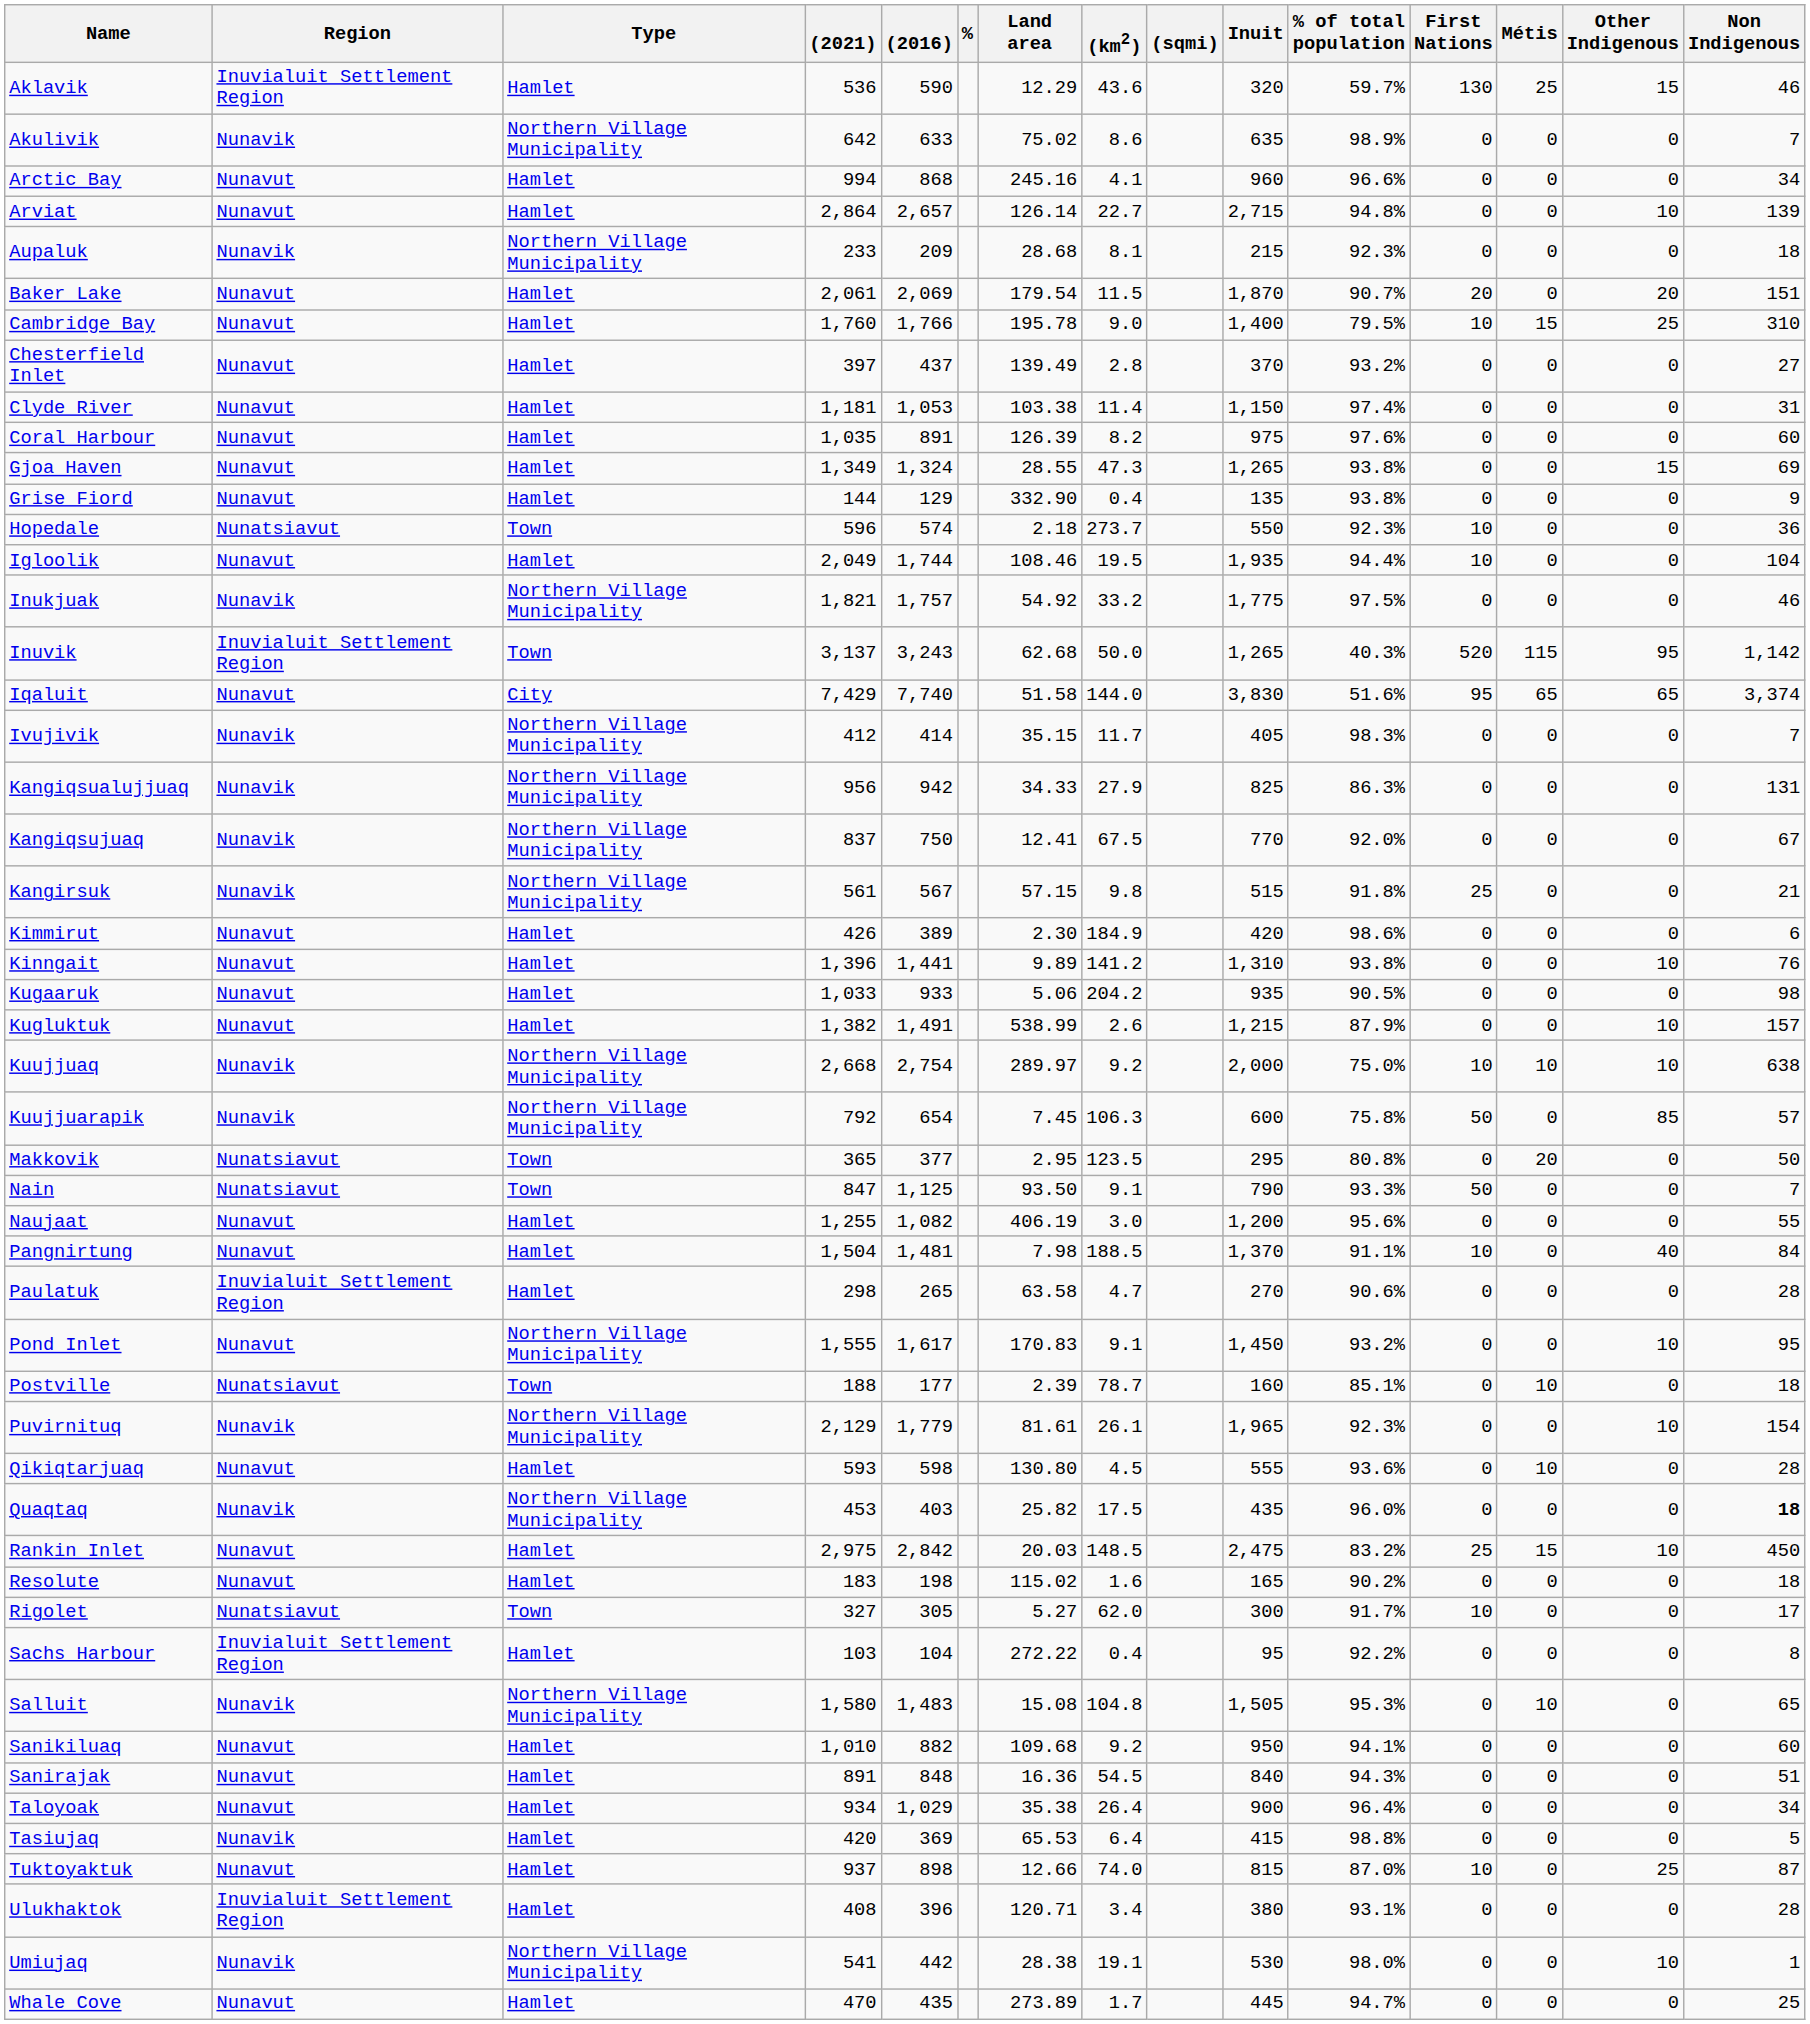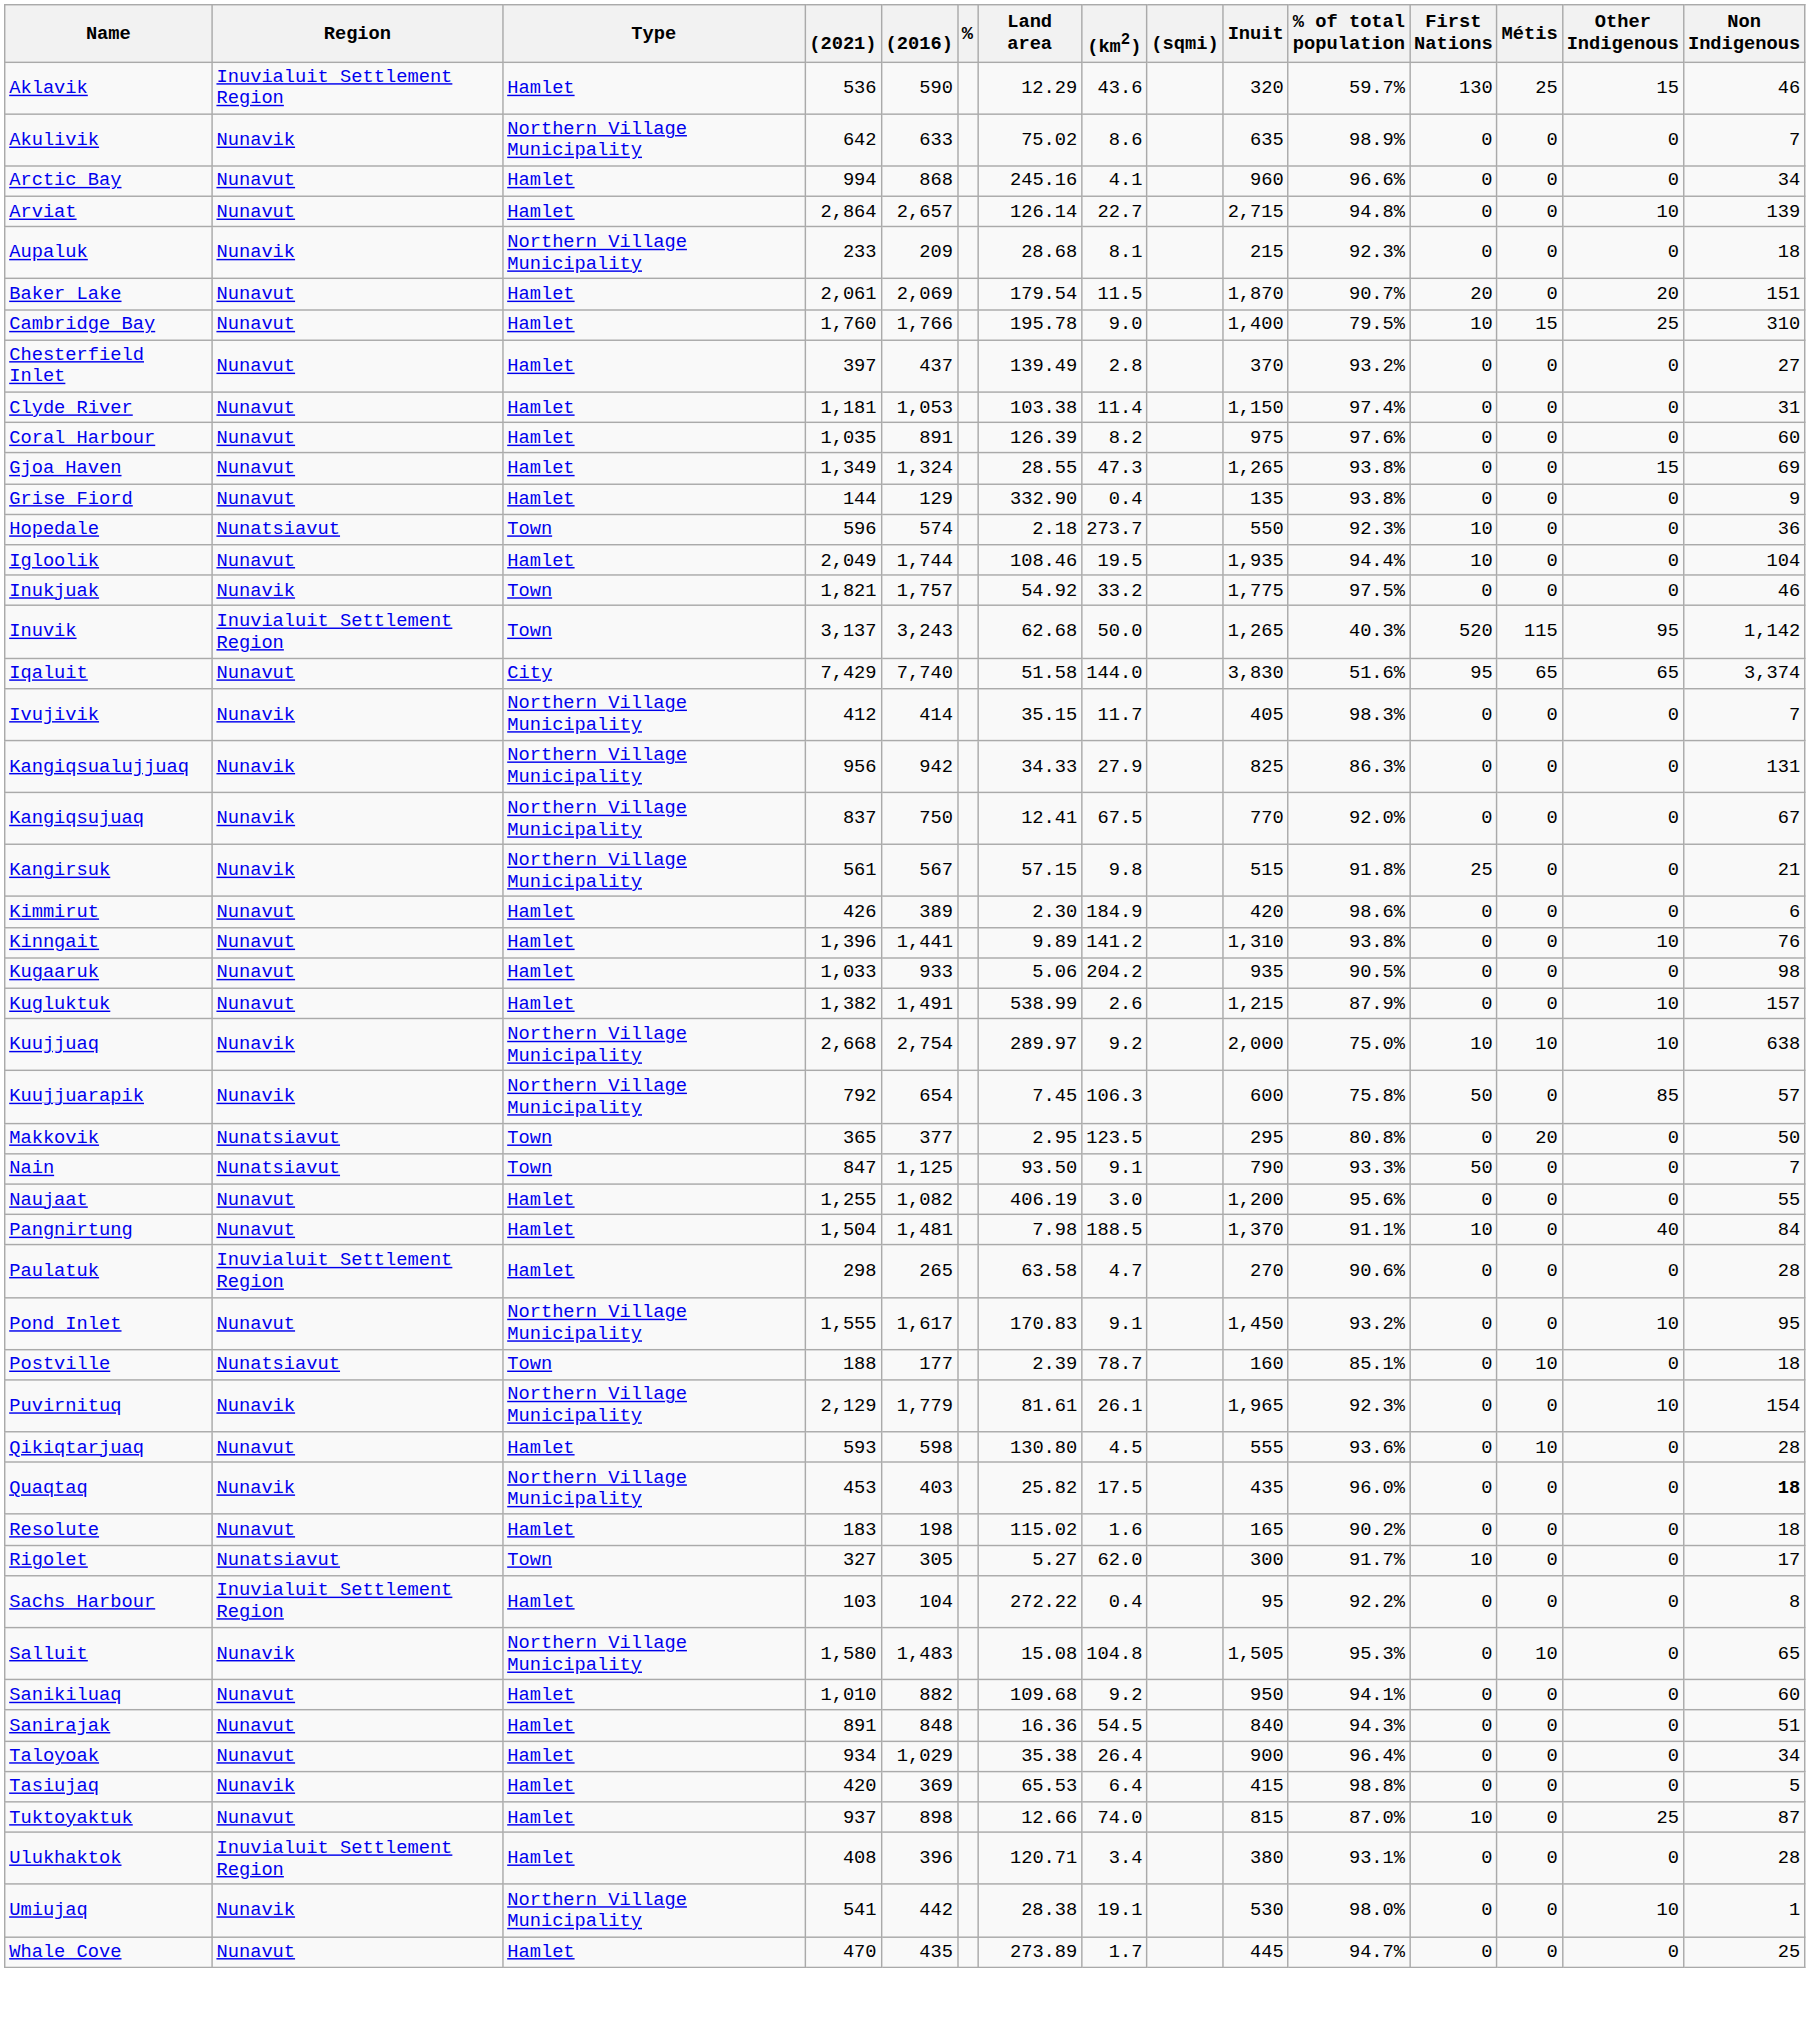(597, 601) Northern Village Municipality -> (530, 590) Town
- row: (77, 1551)
